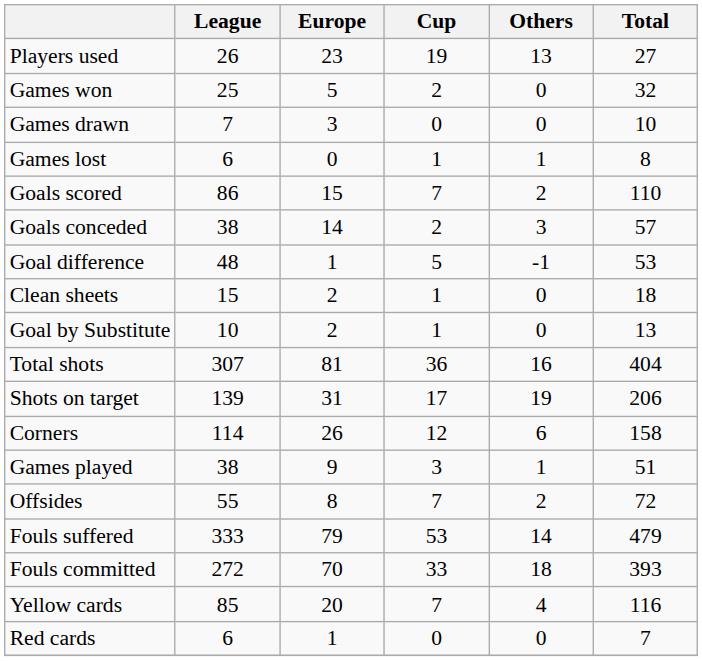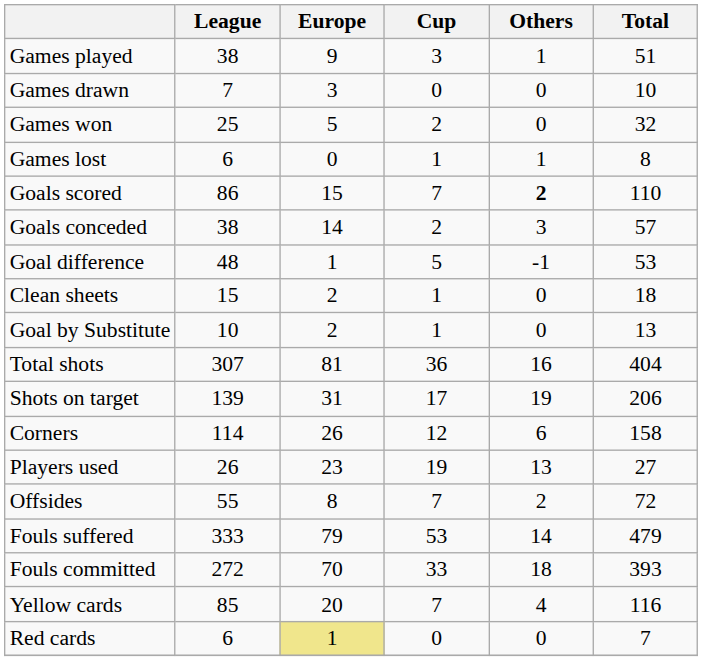rows swapped: (71, 466) <-> (64, 55)
rows swapped: (61, 90) <-> (69, 124)
(541, 192) normal -> (541, 192) bold
(332, 638) no background -> (332, 638) khaki background
